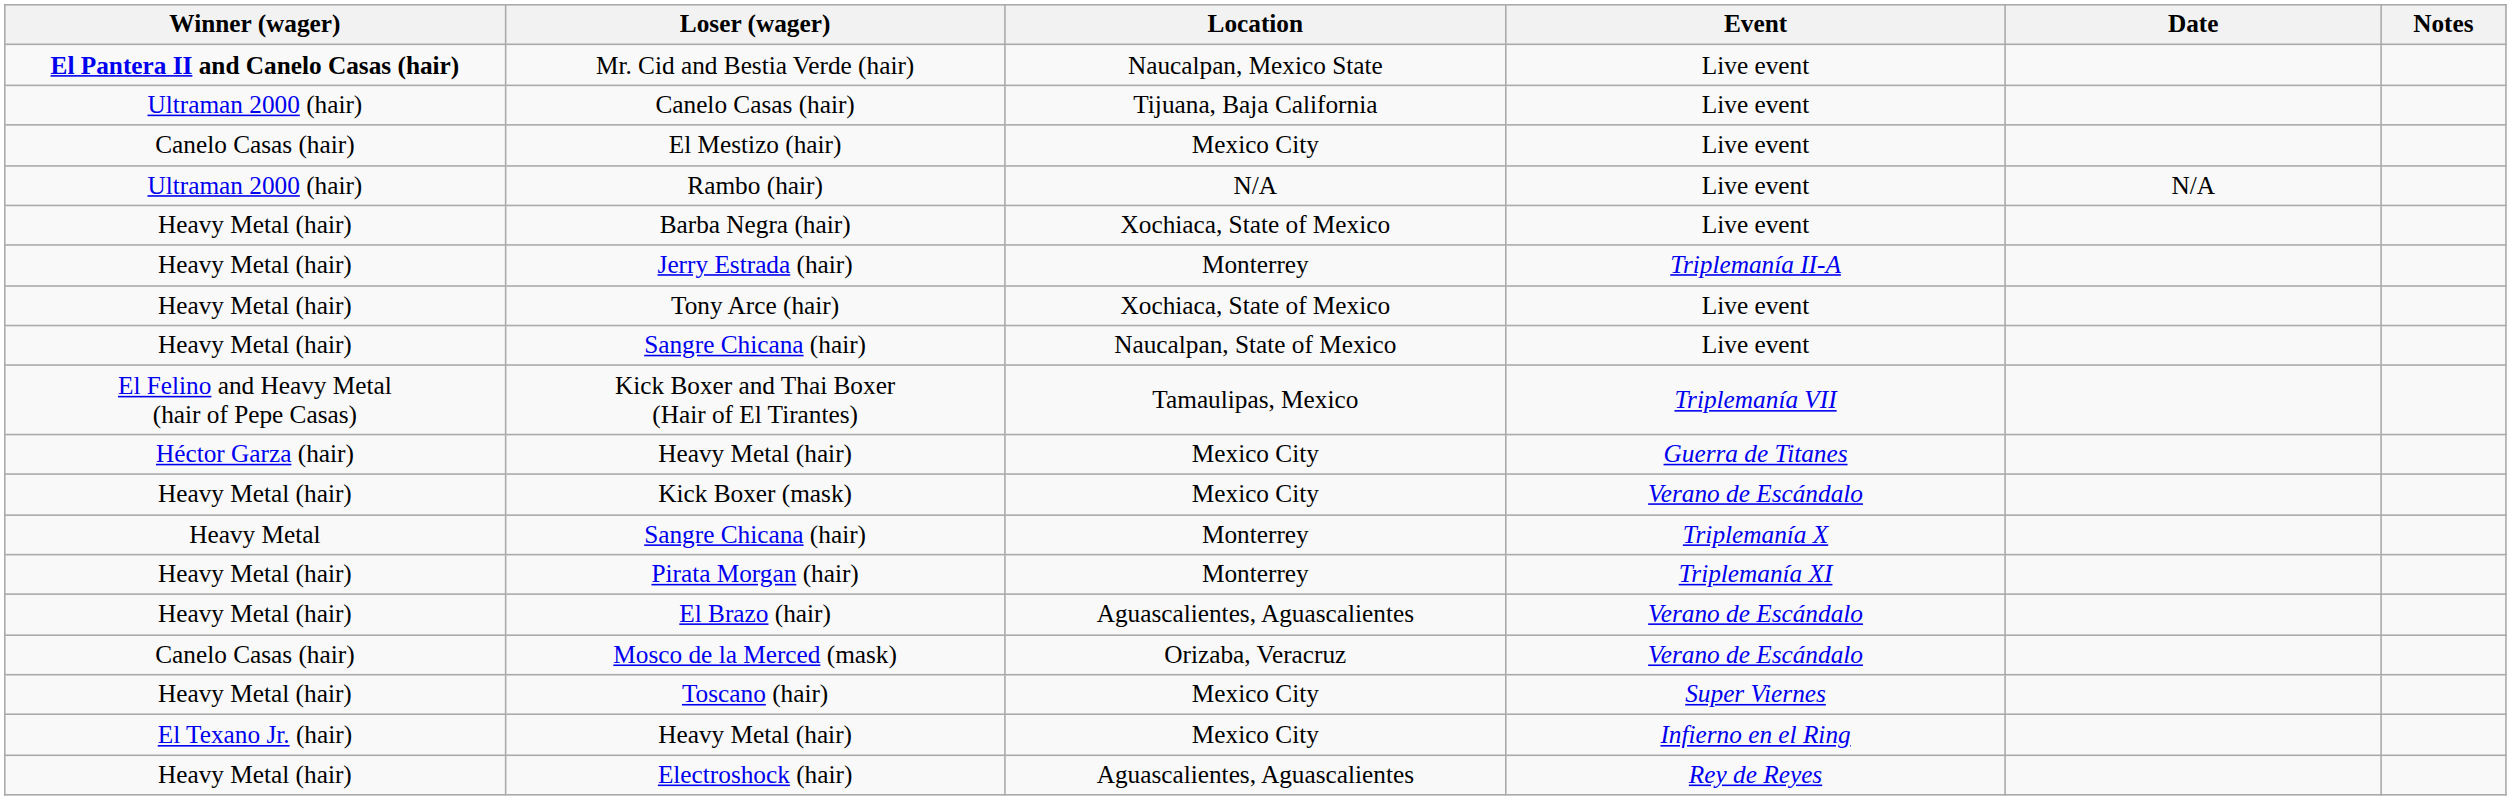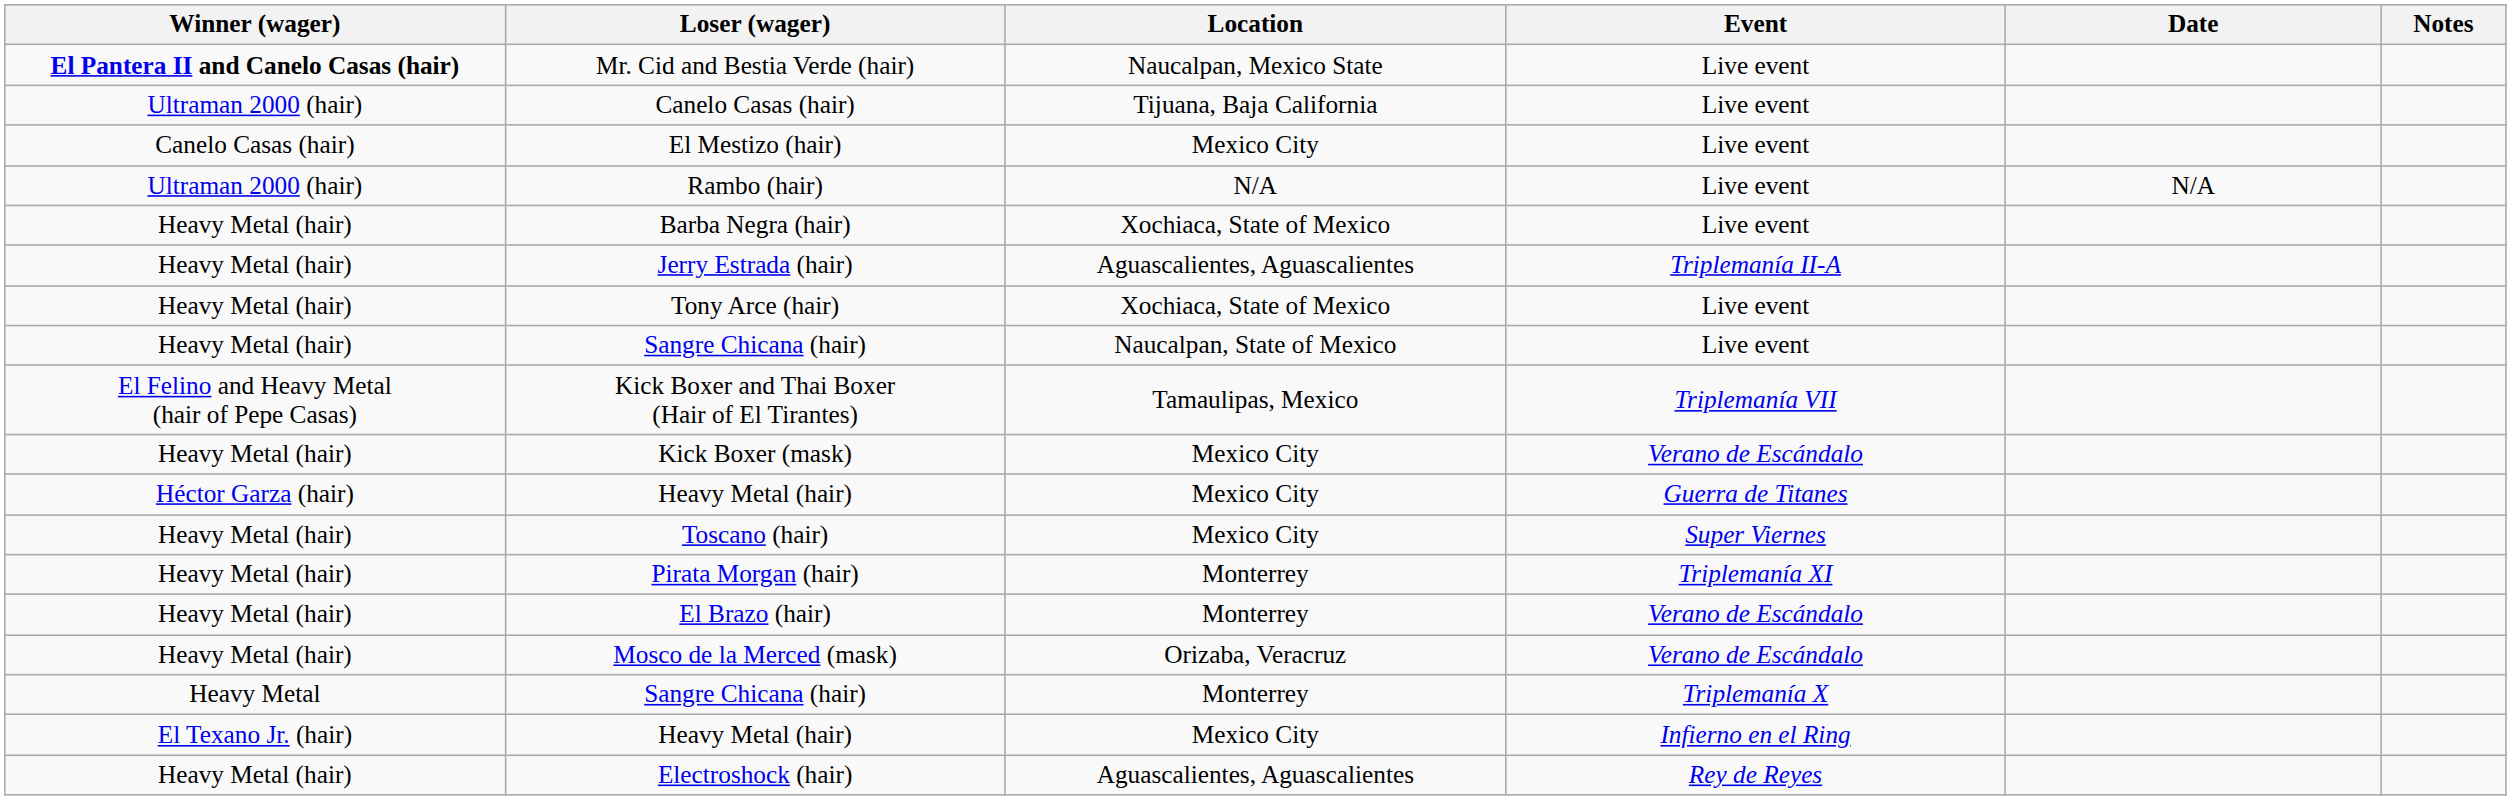(1255, 265) Monterrey -> (1255, 265) Aguascalientes, Aguascalientes
rows swapped: (755, 494) <-> (755, 453)
rows swapped: (755, 534) <-> (755, 694)
(1255, 614) Aguascalientes, Aguascalientes -> (1255, 614) Monterrey
(255, 654) Canelo Casas (hair) -> (255, 654) Heavy Metal (hair)
